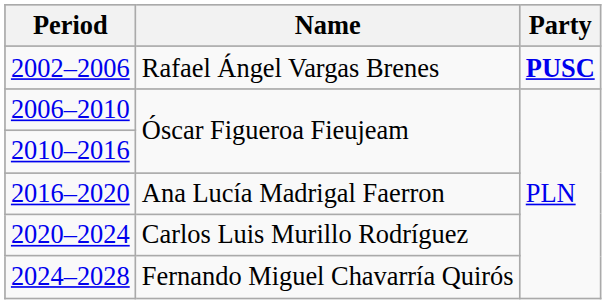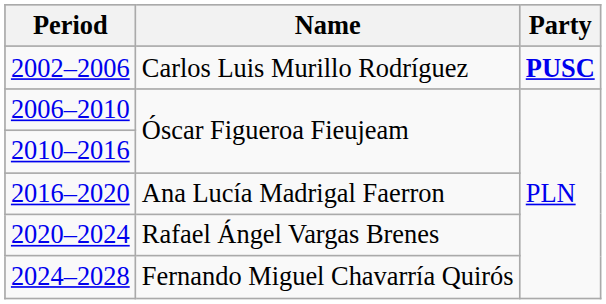(291, 67) Rafael Ángel Vargas Brenes -> (305, 67) Carlos Luis Murillo Rodríguez
(305, 234) Carlos Luis Murillo Rodríguez -> (291, 234) Rafael Ángel Vargas Brenes
